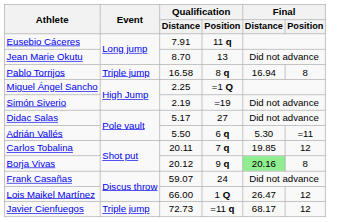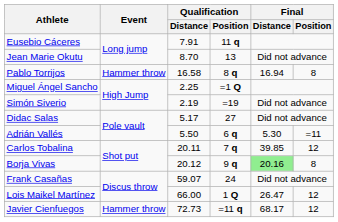(126, 72) Triple jump -> (134, 72) Hammer throw
(264, 149) 19.85 -> (272, 149) 39.85
(126, 210) Triple jump -> (134, 210) Hammer throw
